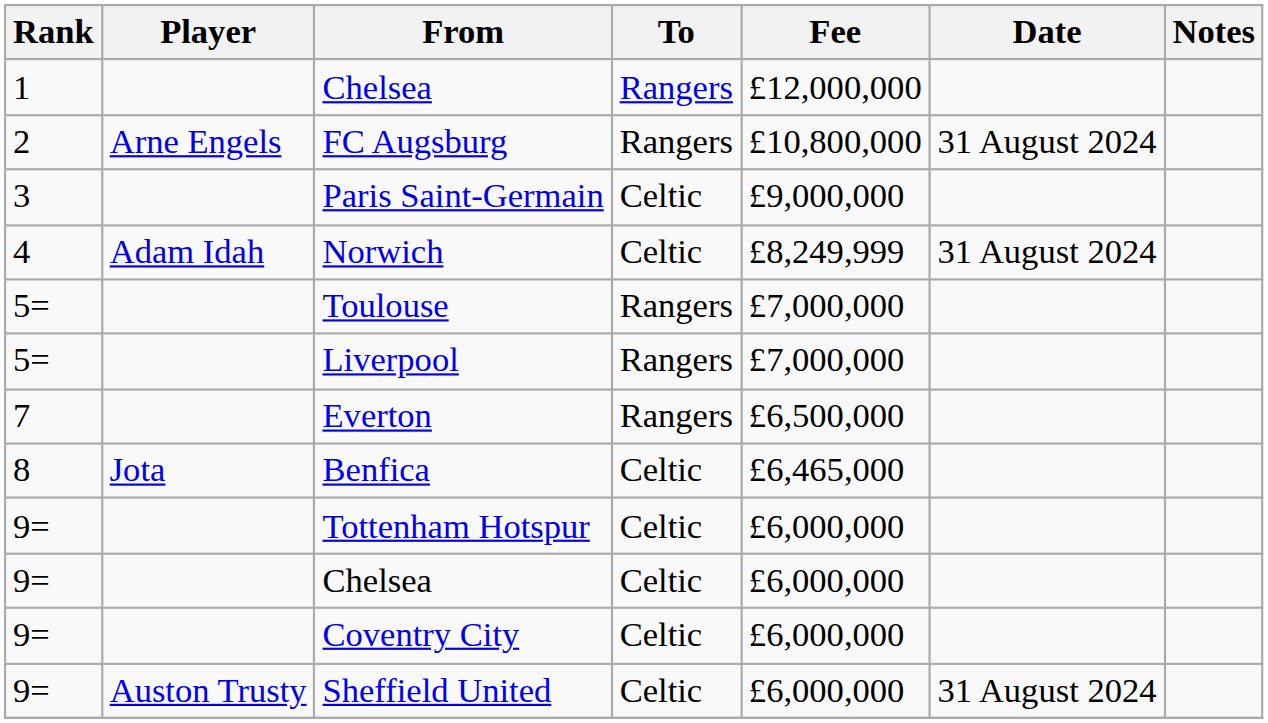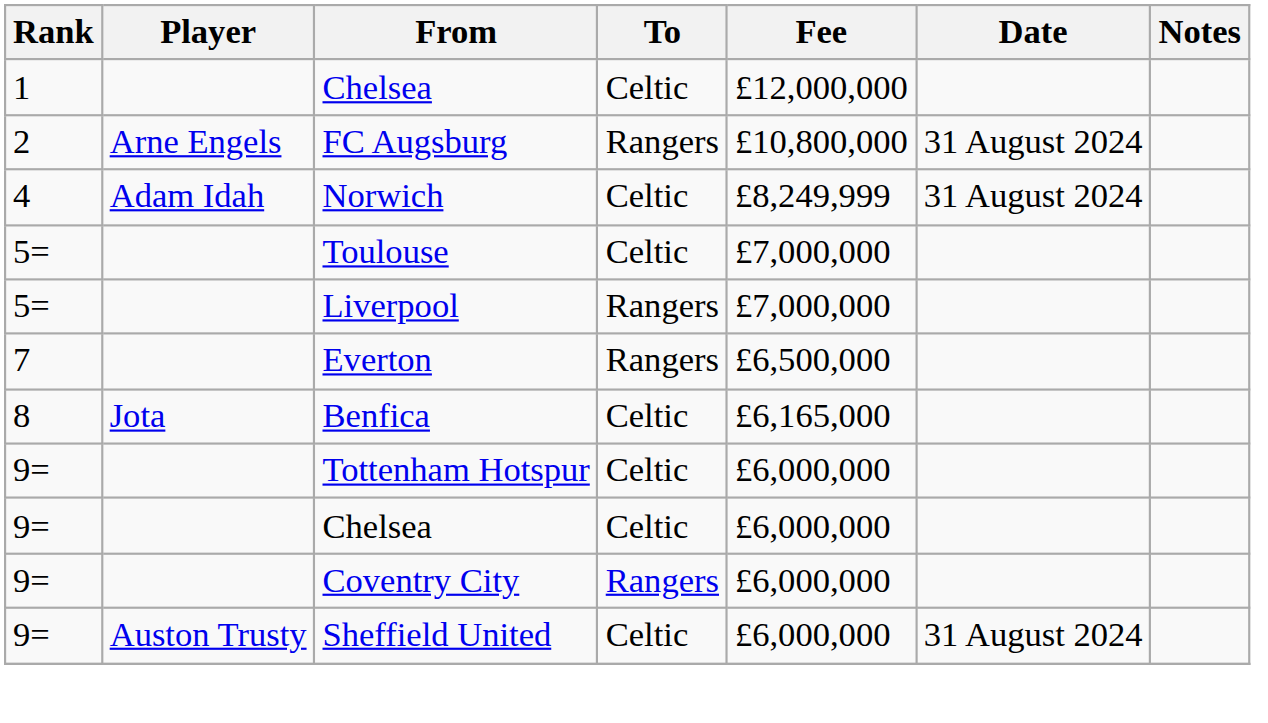(676, 86) Rangers -> (647, 86) Celtic
- row: (22, 196)
(676, 305) Rangers -> (647, 251) Celtic
(827, 470) £6,465,000 -> (813, 415) £6,165,000
(661, 634) Celtic -> (662, 580) Rangers
